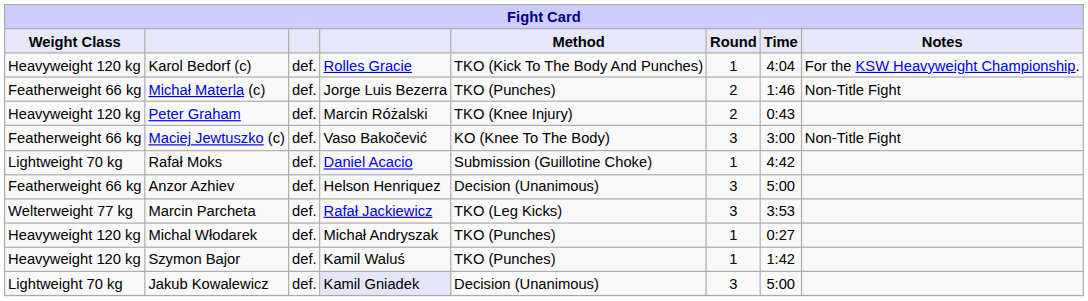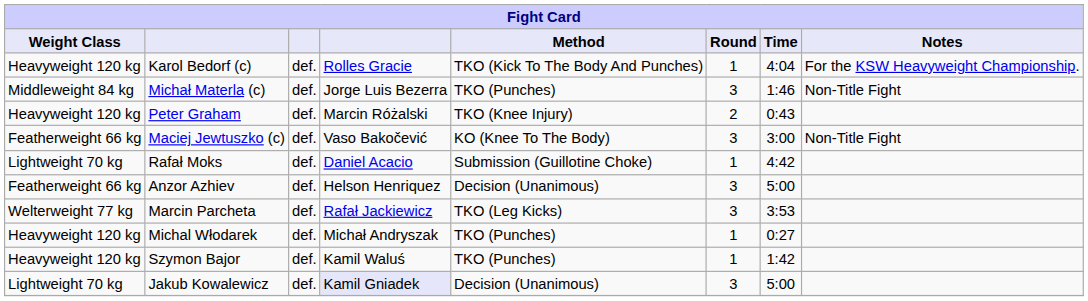(75, 89) Featherweight 66 kg -> (71, 89) Middleweight 84 kg
(733, 89) 2 -> (733, 89) 3
